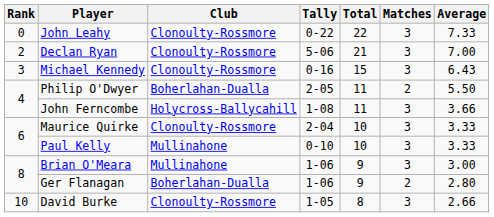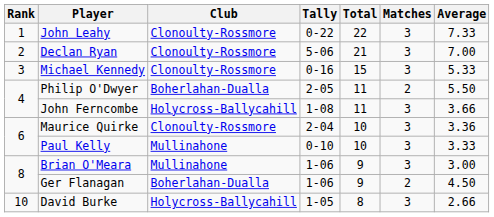(21, 33) 0 -> (21, 33) 1
(462, 70) 6.43 -> (462, 70) 5.33
(462, 127) 3.33 -> (462, 127) 3.36
(462, 184) 2.80 -> (462, 184) 4.50
(213, 202) Clonoulty-Rossmore -> (224, 202) Holycross-Ballycahill
